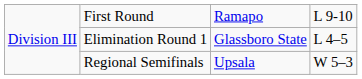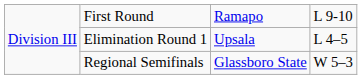(260, 39) Glassboro State -> (234, 39) Upsala
(234, 62) Upsala -> (260, 62) Glassboro State
